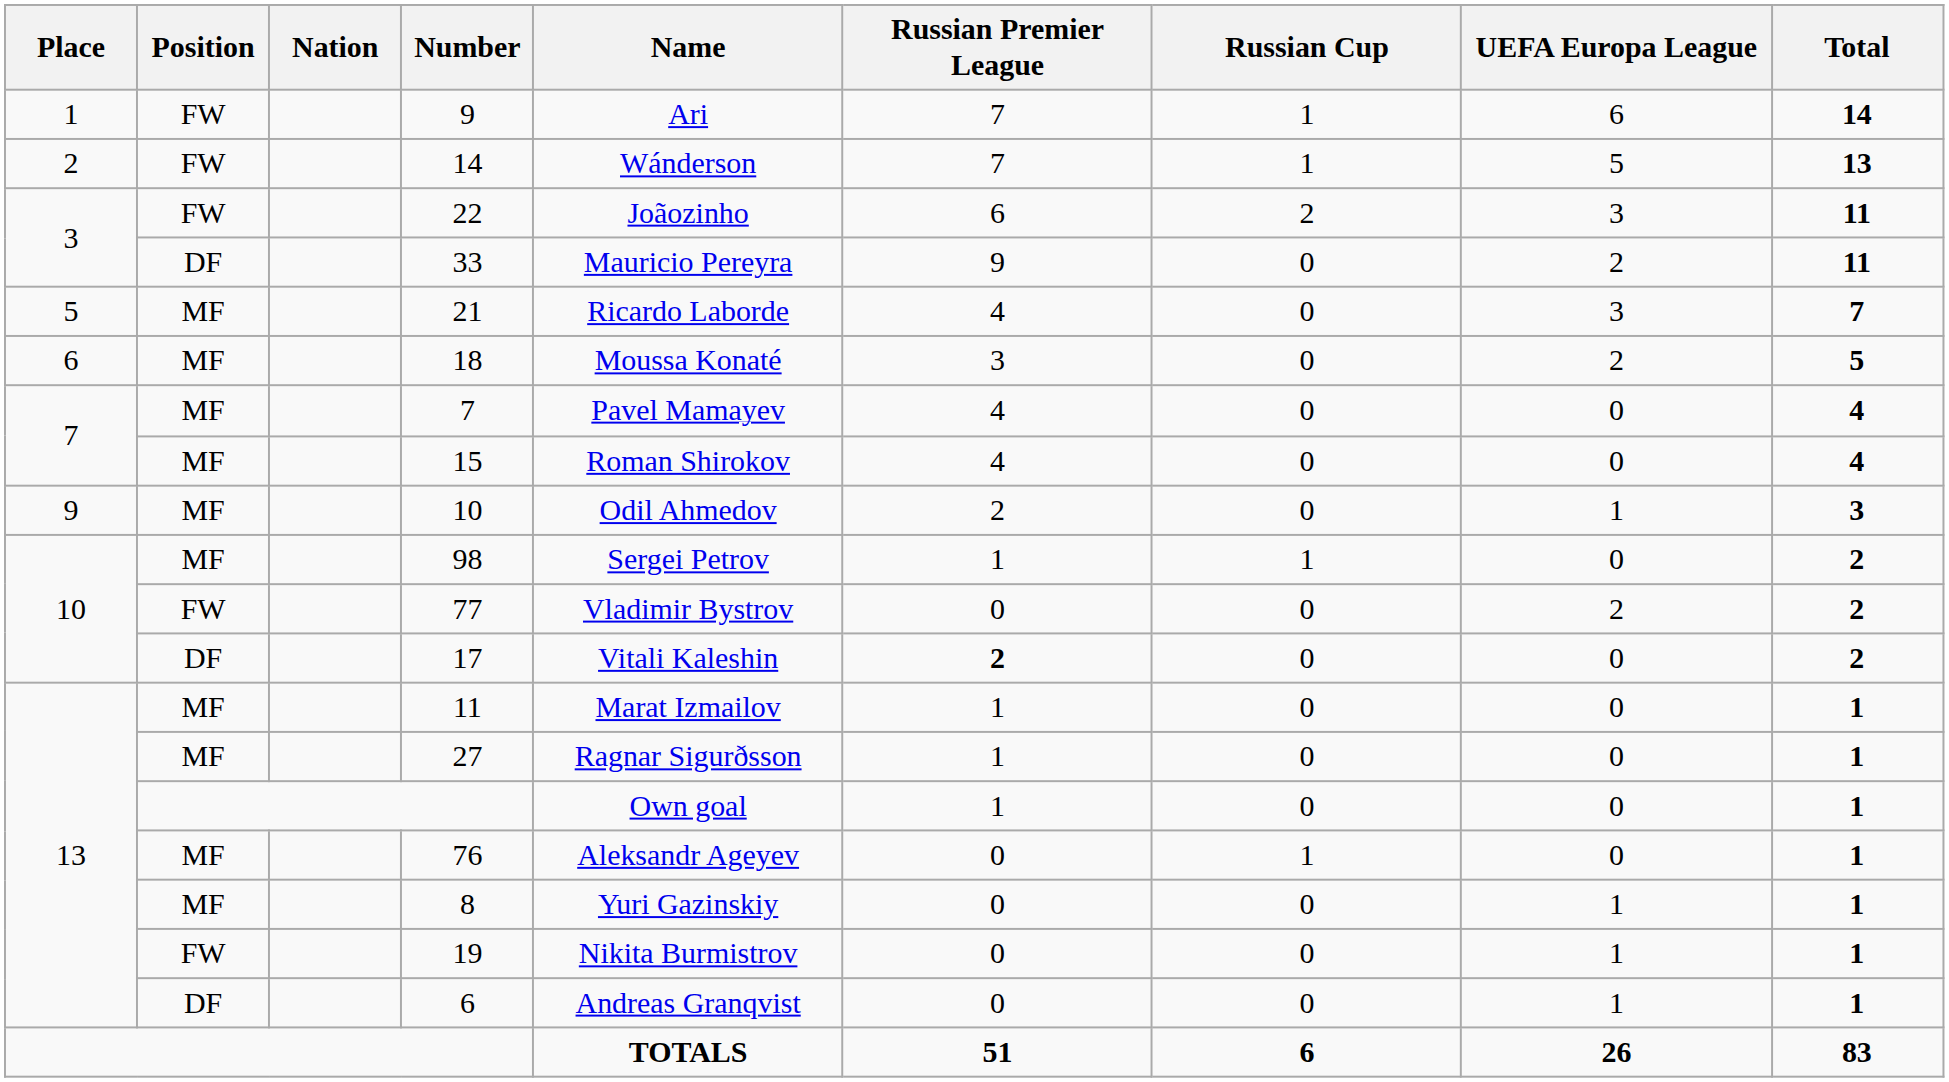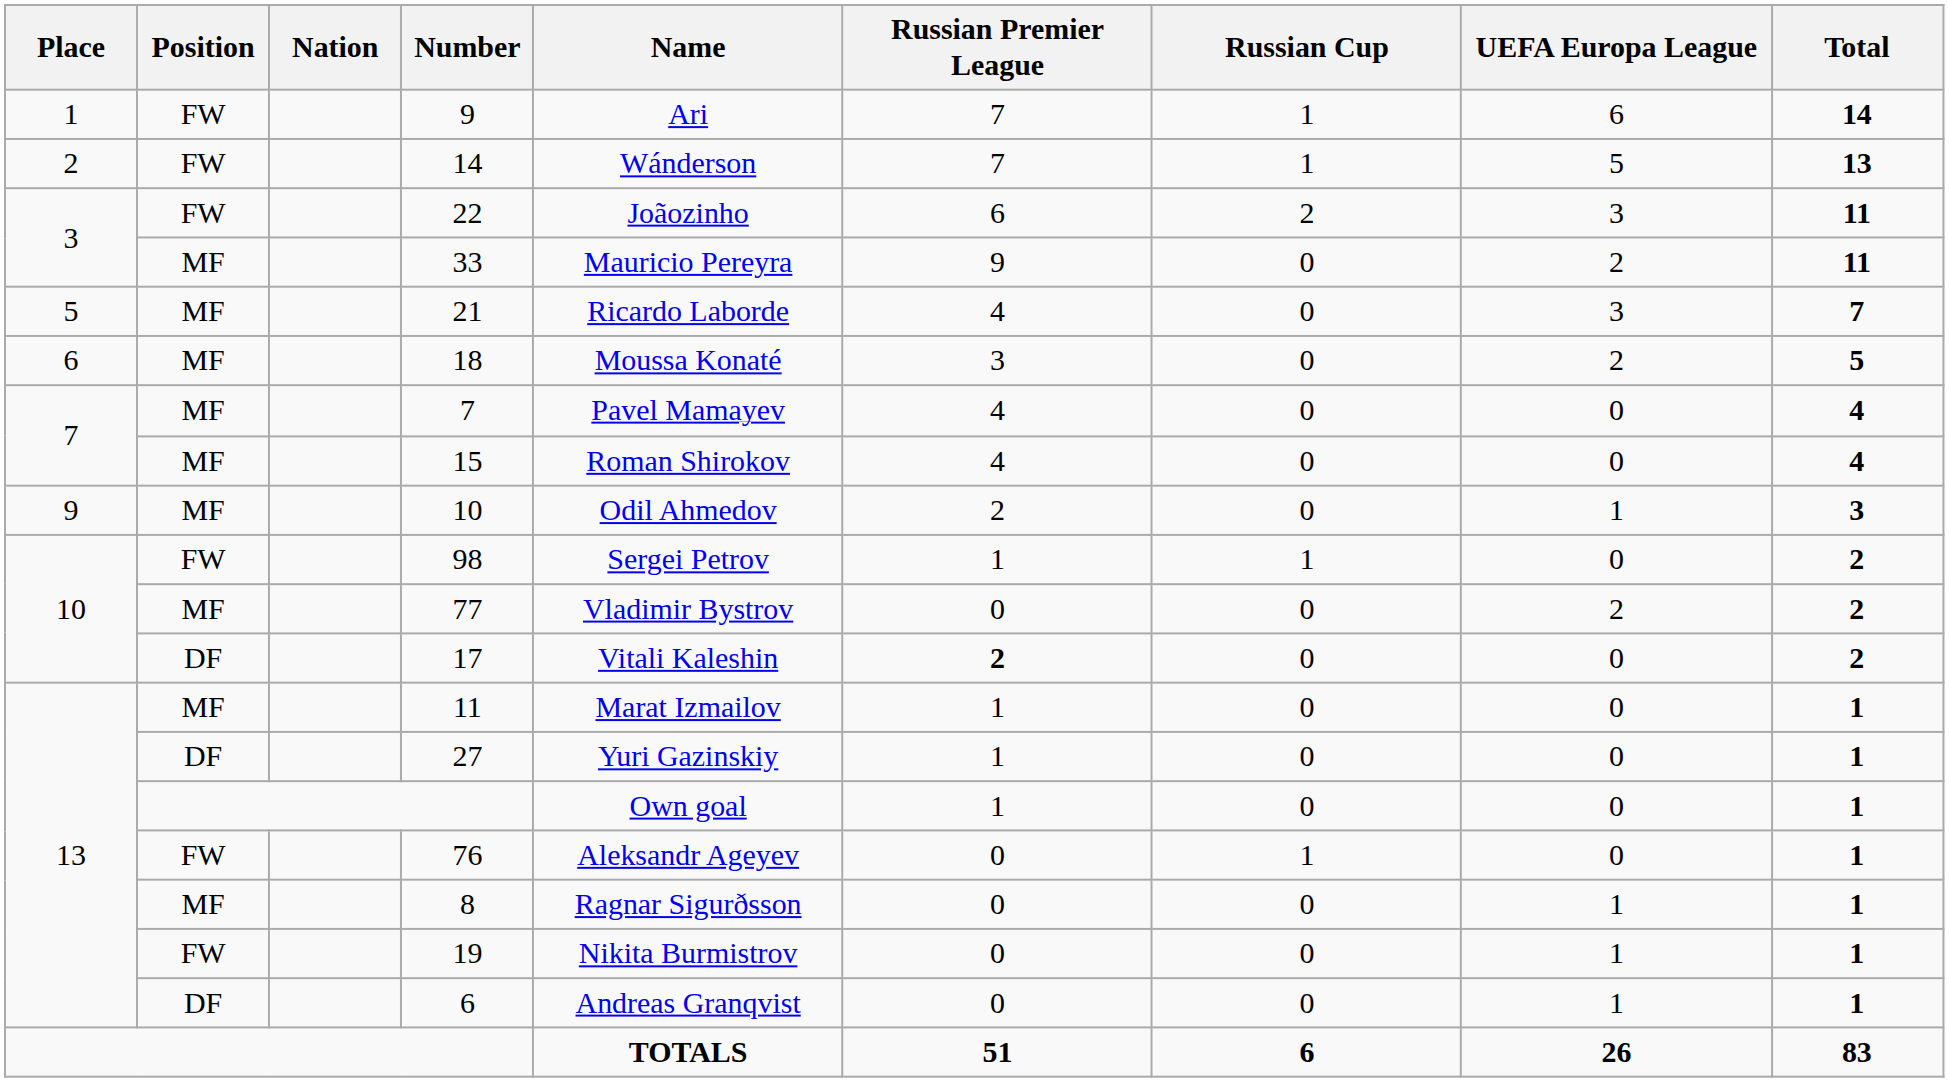(203, 262) DF -> (203, 262) MF
(203, 558) MF -> (203, 558) FW
(203, 607) FW -> (203, 607) MF
(203, 756) MF -> (203, 756) DF
(688, 756) Ragnar Sigurðsson -> (688, 756) Yuri Gazinskiy
(203, 854) MF -> (203, 854) FW
(688, 904) Yuri Gazinskiy -> (688, 904) Ragnar Sigurðsson
